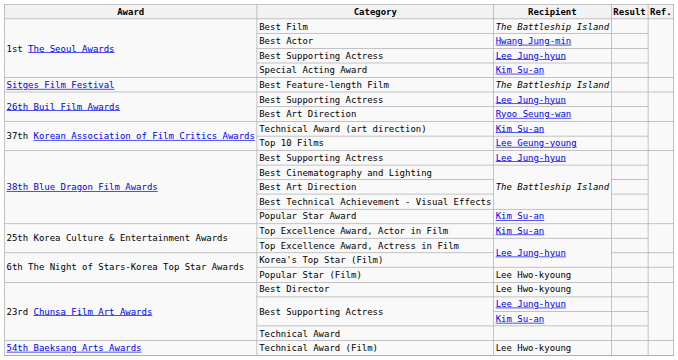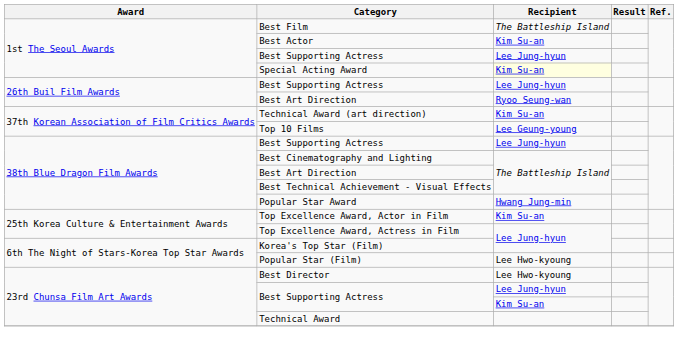(533, 41) Hwang Jung-min -> (520, 41) Kim Su-an
(520, 70) no background -> (520, 70) lightyellow background
- row: (60, 85)
(520, 216) Kim Su-an -> (533, 202) Hwang Jung-min
- row: (74, 348)
